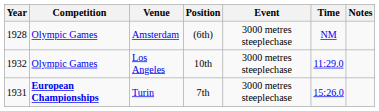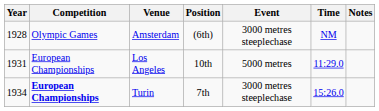(17, 64) 1932 -> (17, 64) 1931
(64, 64) Olympic Games -> (63, 64) European Championships
(267, 64) 3000 metres steeplechase -> (267, 64) 5000 metres
(17, 92) 1931 -> (17, 92) 1934
